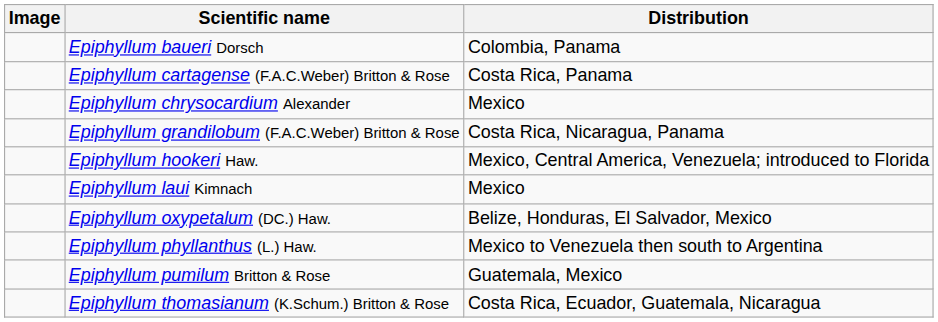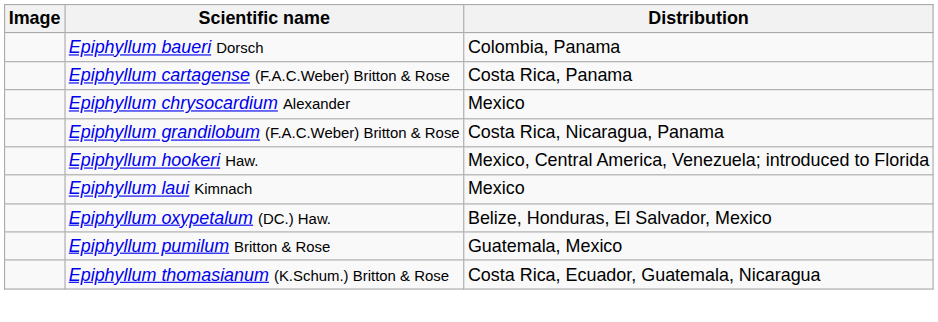- row: (193, 246)
